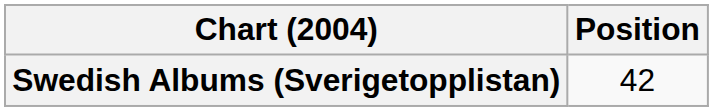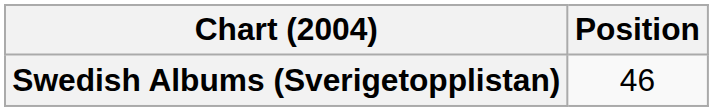(637, 79) 42 -> (637, 79) 46
